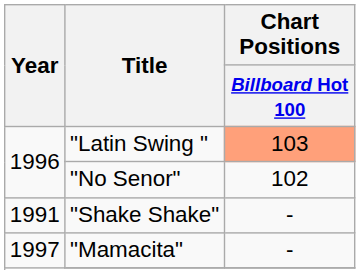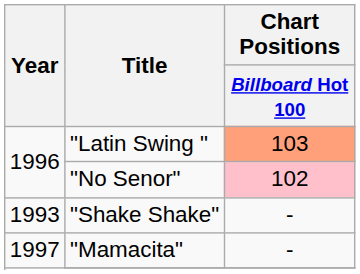(290, 179) no background -> (290, 179) pink background
(35, 214) 1991 -> (35, 214) 1993
